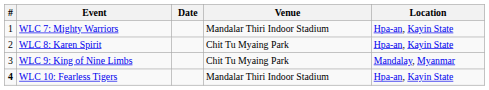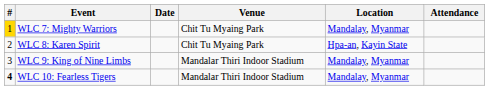+ column: (454, 12)
(11, 29) no background -> (10, 29) gold background
(267, 29) Mandalar Thiri Indoor Stadium -> (222, 29) Chit Tu Myaing Park
(414, 29) Hpa-an, Kayin State -> (368, 29) Mandalay, Myanmar
(247, 61) Chit Tu Myaing Park -> (242, 61) Mandalar Thiri Indoor Stadium
(414, 77) Hpa-an, Kayin State -> (368, 77) Mandalay, Myanmar
